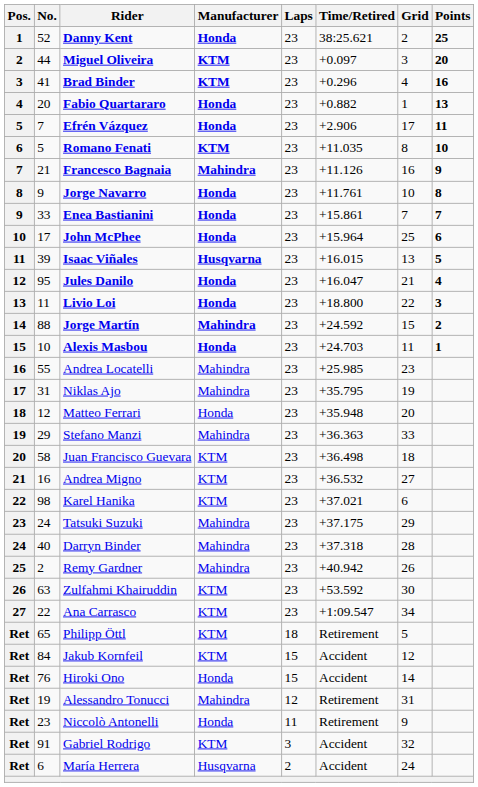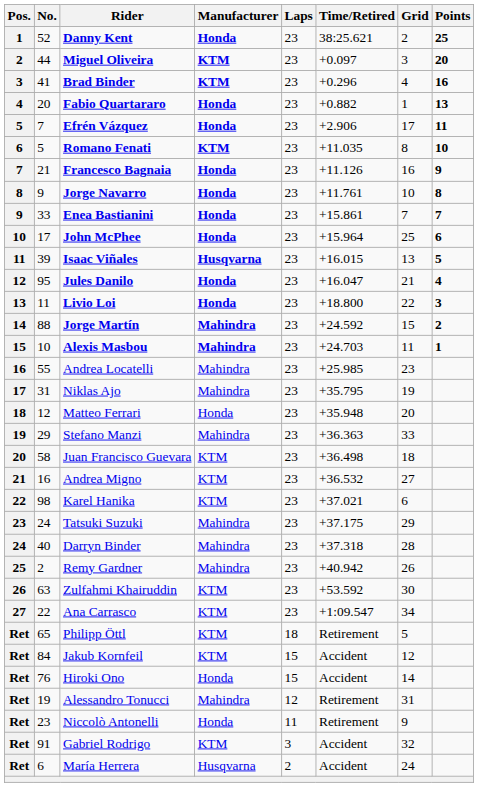(227, 170) Mahindra -> (217, 170) Honda
(217, 346) Honda -> (227, 346) Mahindra
